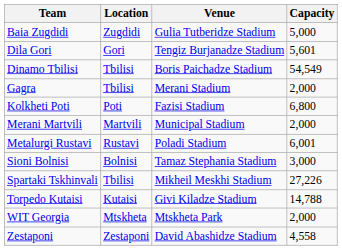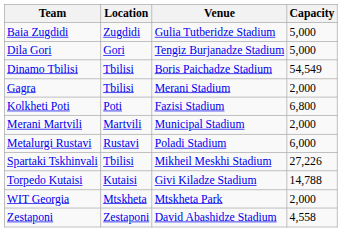(303, 50) 5,601 -> (303, 50) 5,000
(303, 143) 6,001 -> (303, 143) 6,000
- row: (38, 161)
